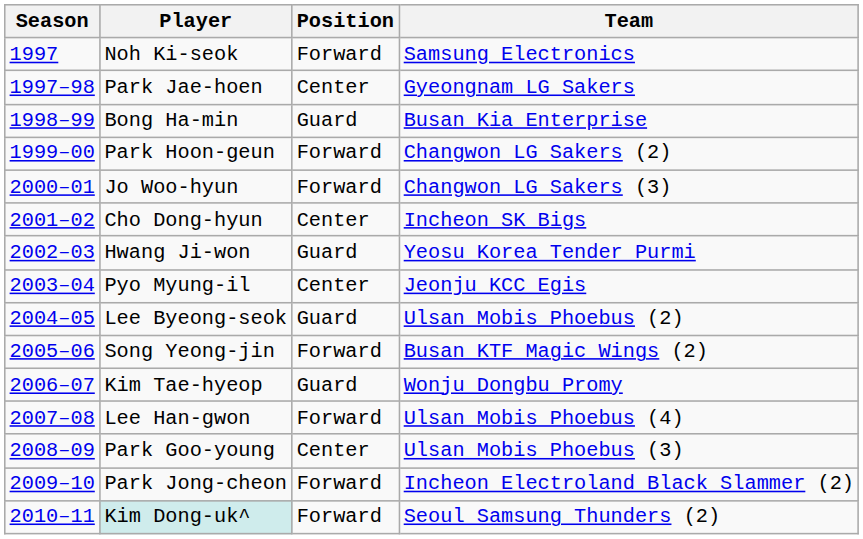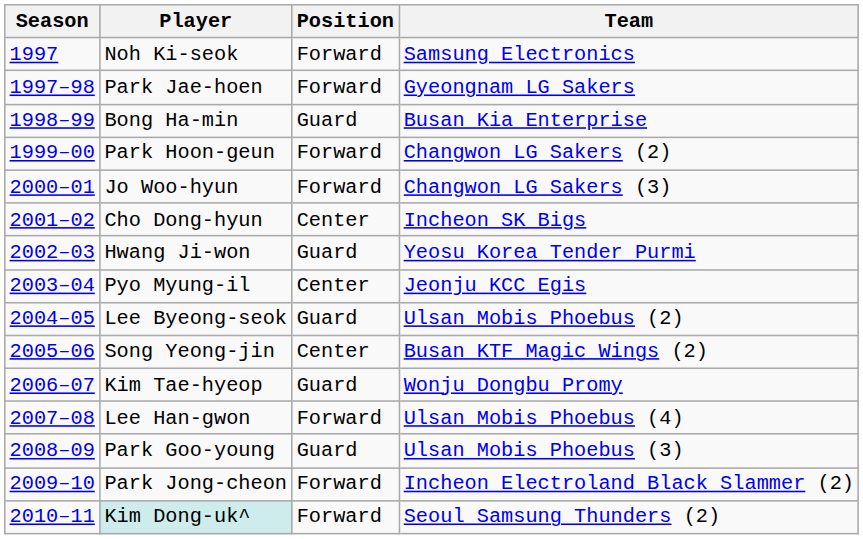(333, 87) Center -> (339, 87) Forward
(339, 352) Forward -> (333, 352) Center
(333, 451) Center -> (327, 451) Guard
